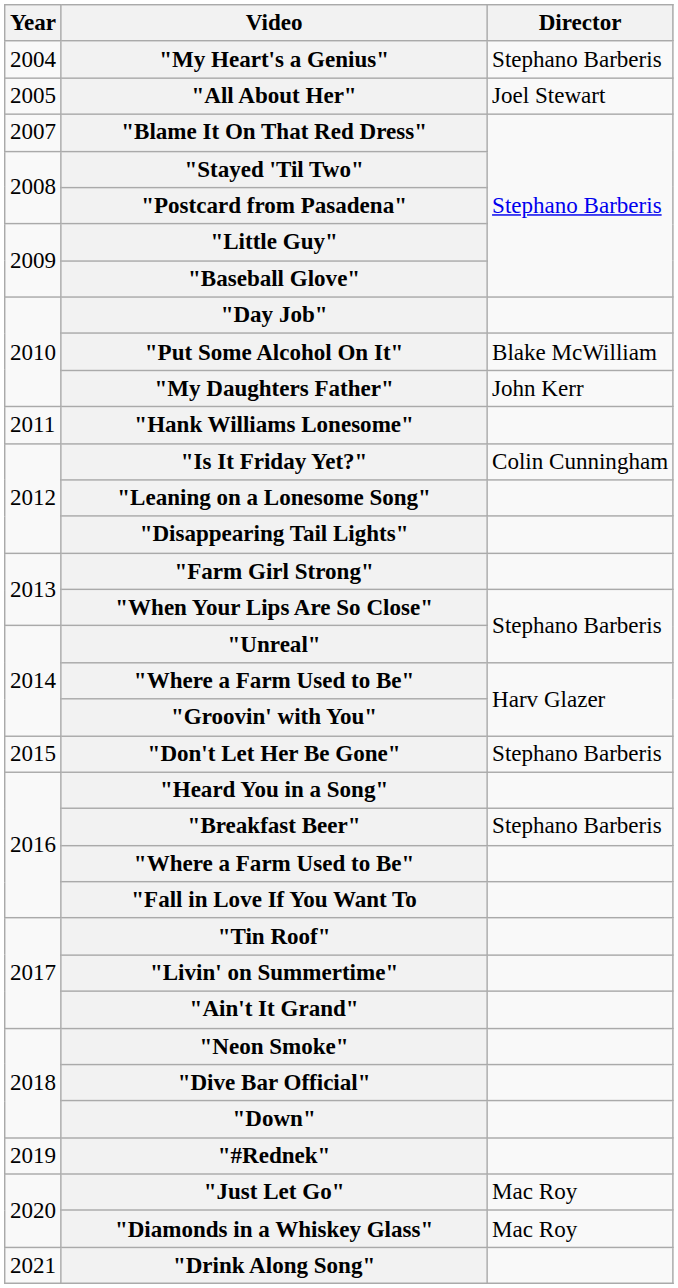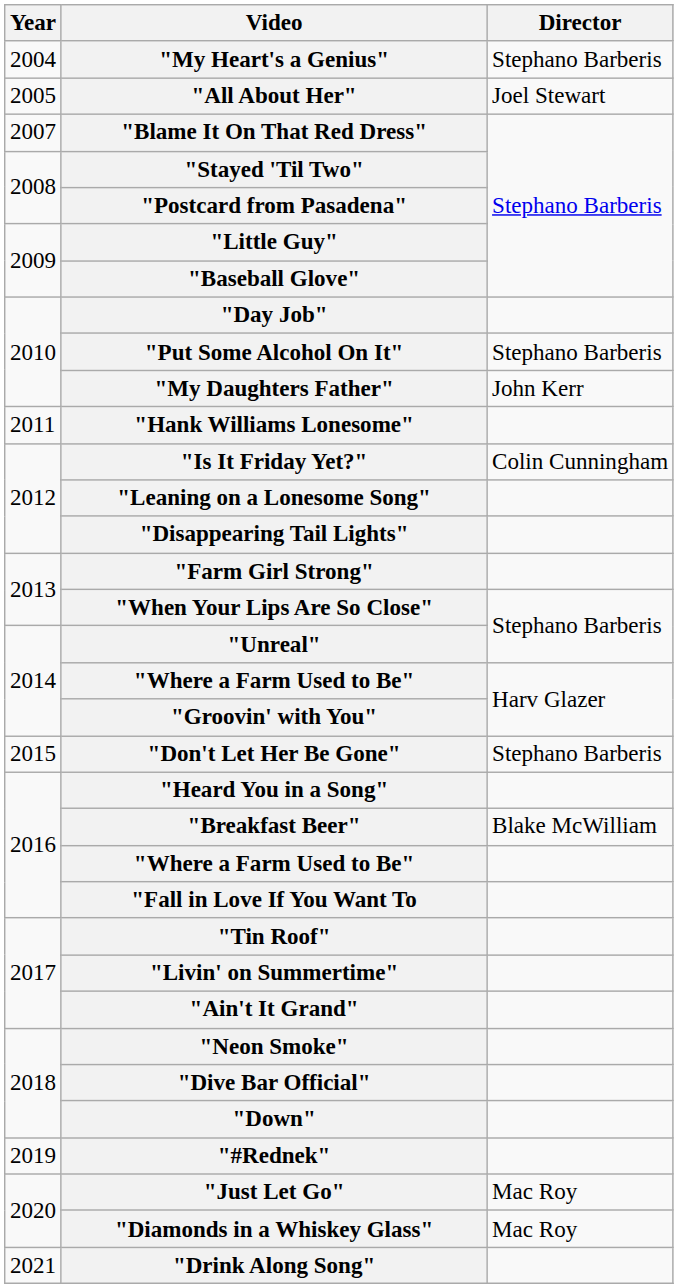(574, 351) Blake McWilliam -> (577, 351) Stephano Barberis
(577, 826) Stephano Barberis -> (574, 826) Blake McWilliam
